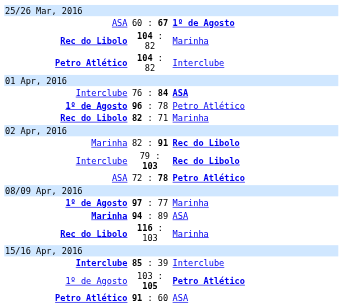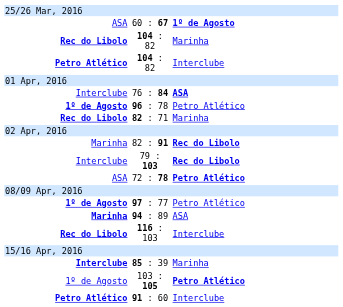(191, 203) Marinha -> (209, 203) Petro Atlético
(191, 233) Marinha -> (198, 233) Interclube
(198, 263) Interclube -> (191, 263) Marinha
(180, 298) ASA -> (198, 298) Interclube
